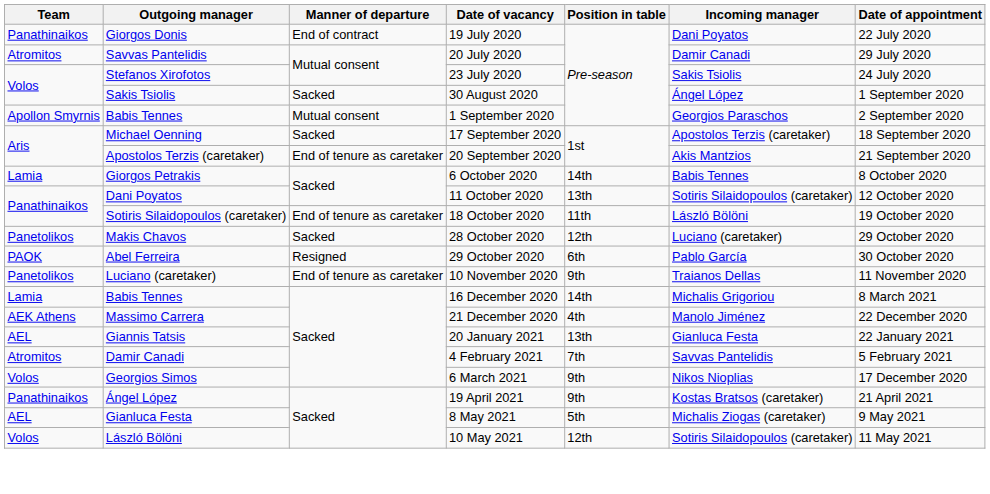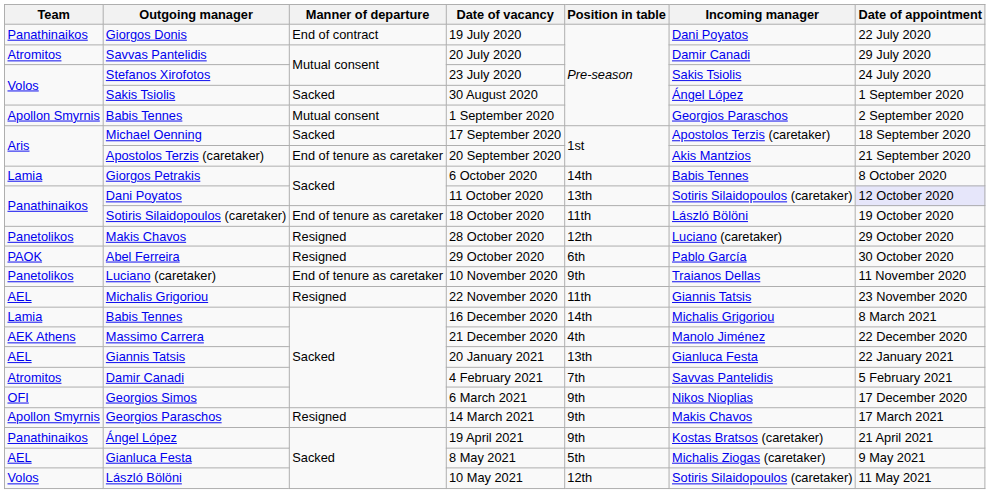(906, 196) no background -> (906, 196) lavender background
(314, 236) Sacked -> (319, 236) Resigned
+ row: (503, 296)
(23, 377) Volos -> (18, 397) OFI
+ row: (492, 417)
